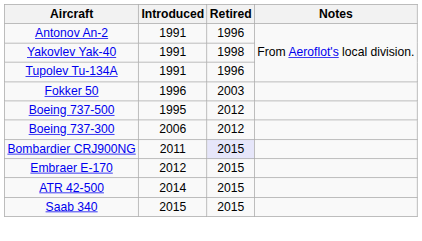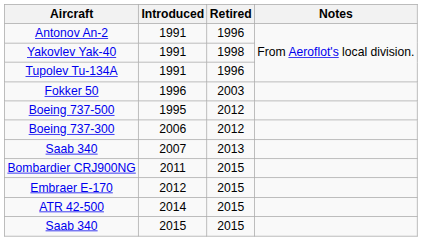+ row: (72, 149)
(231, 149) lavender background -> (231, 168) no background
